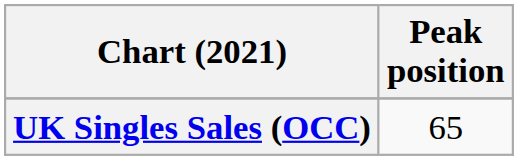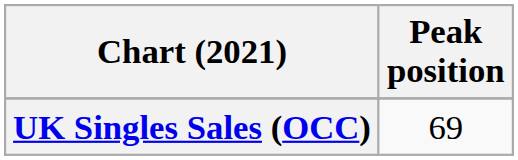(446, 126) 65 -> (446, 126) 69
